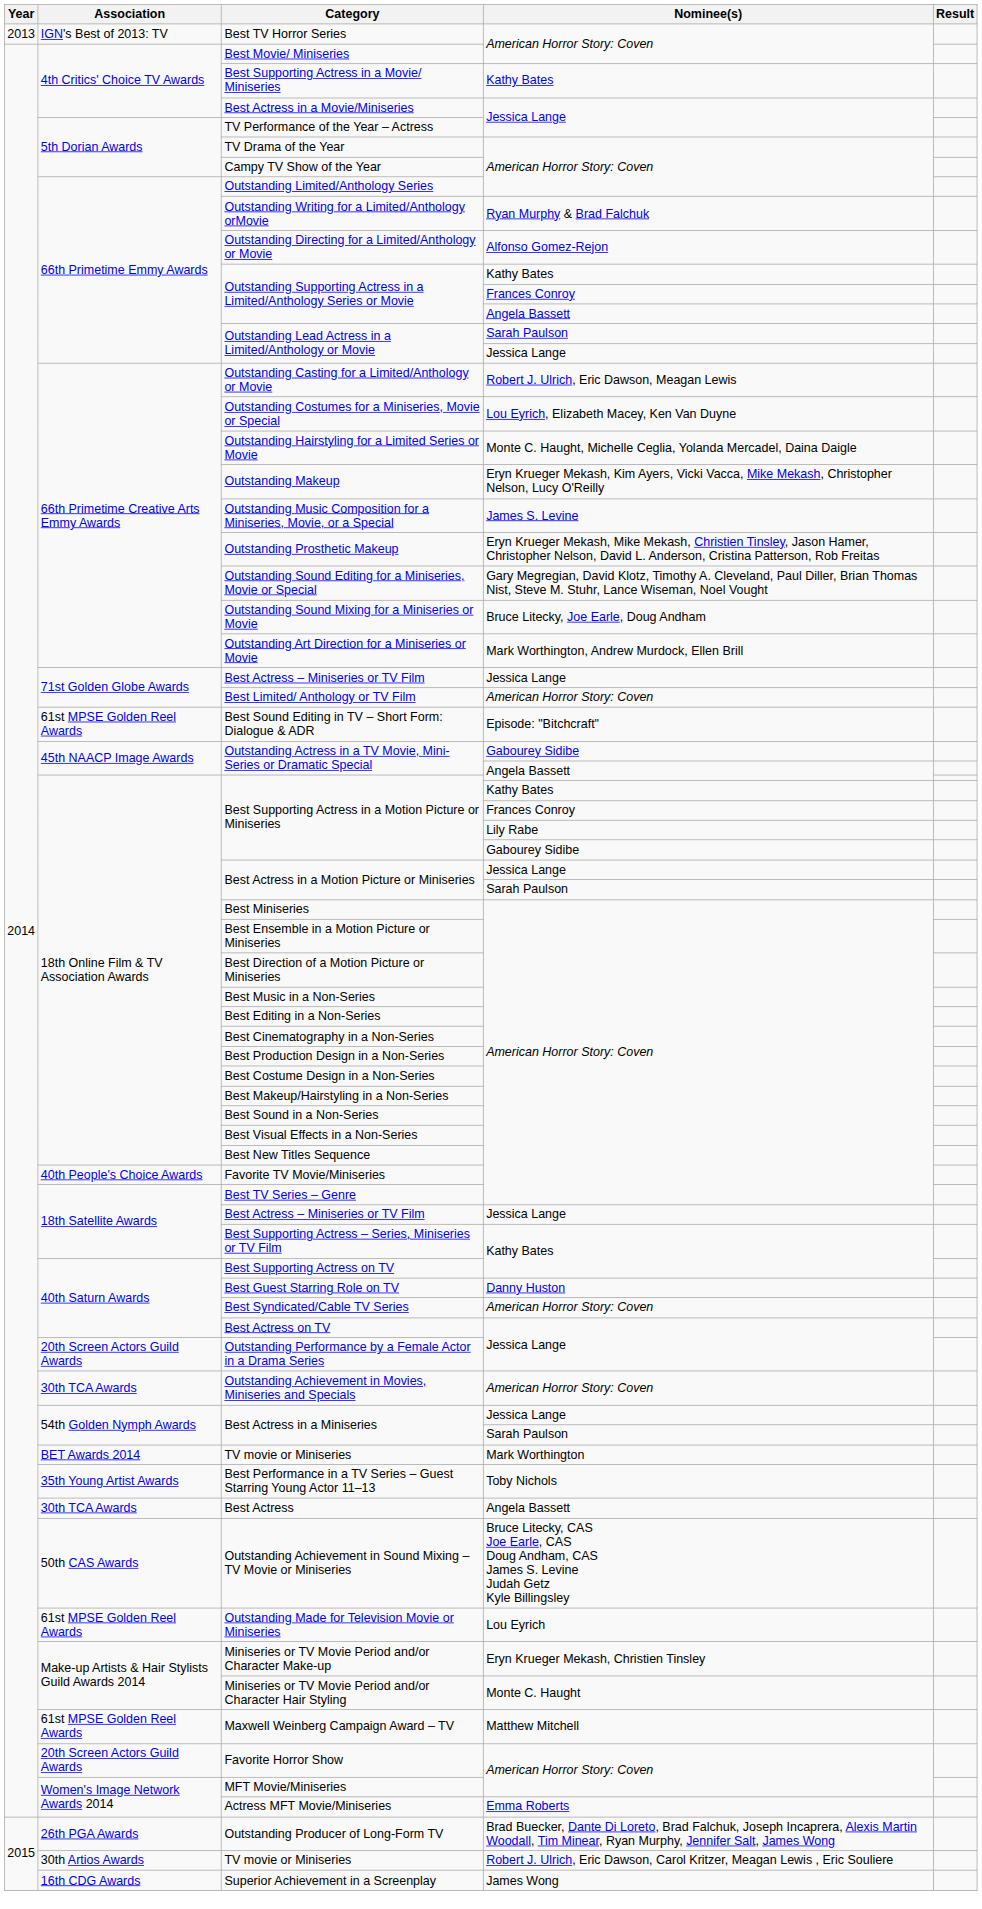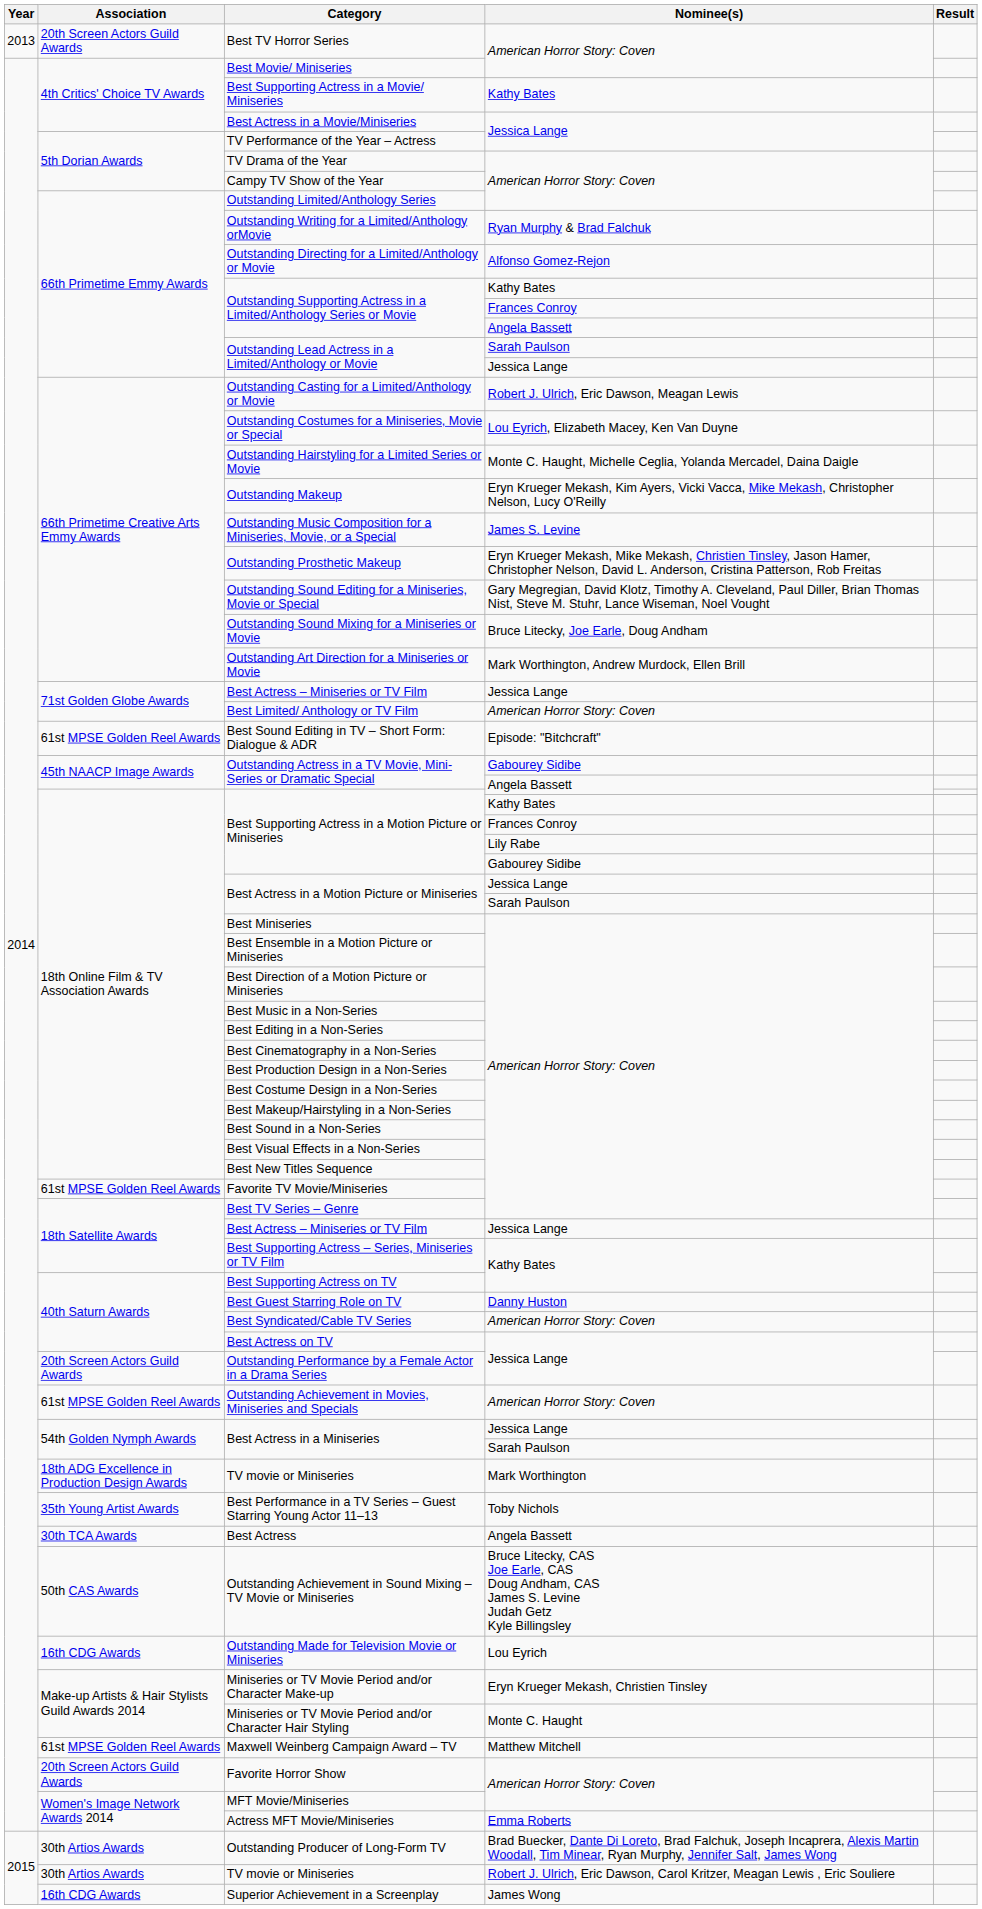(104, 34) IGN's Best of 2013: TV -> (110, 41) 20th Screen Actors Guild Awards
(122, 1175) 40th People's Choice Awards -> (131, 1189) 61st MPSE Golden Reel Awards
(89, 1388) 30th TCA Awards -> (131, 1402) 61st MPSE Golden Reel Awards
(91, 1454) BET Awards 2014 -> (114, 1475) 18th ADG Excellence in Production Design Awards
(108, 1625) 61st MPSE Golden Reel Awards -> (91, 1653) 16th CDG Awards
(90, 1833) 26th PGA Awards -> (92, 1847) 30th Artios Awards
